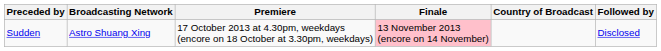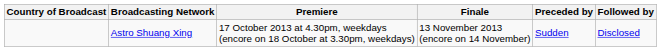columns swapped: (543, 12) <-> (36, 12)
(433, 33) pink background -> (475, 33) no background
